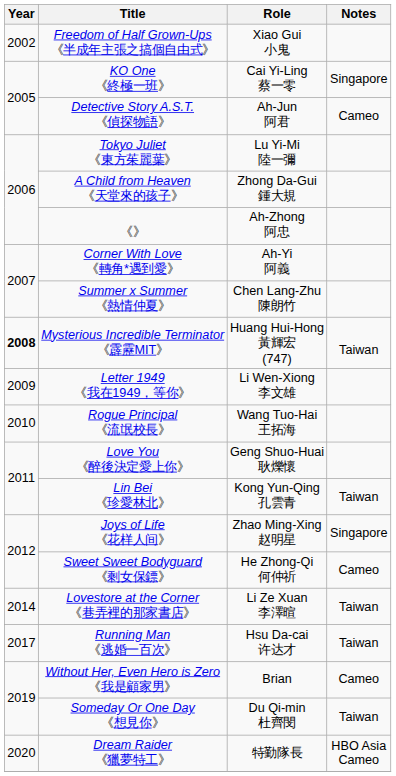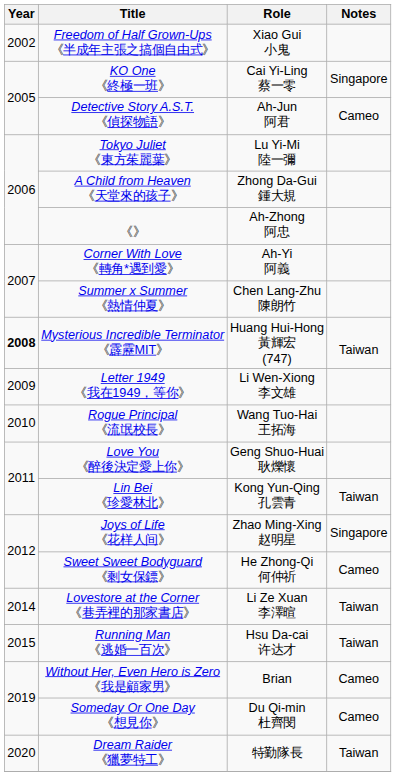(21, 643) 2017 -> (21, 643) 2015
(359, 716) Taiwan -> (359, 716) Cameo
(359, 753) HBO Asia Cameo -> (359, 753) Taiwan
